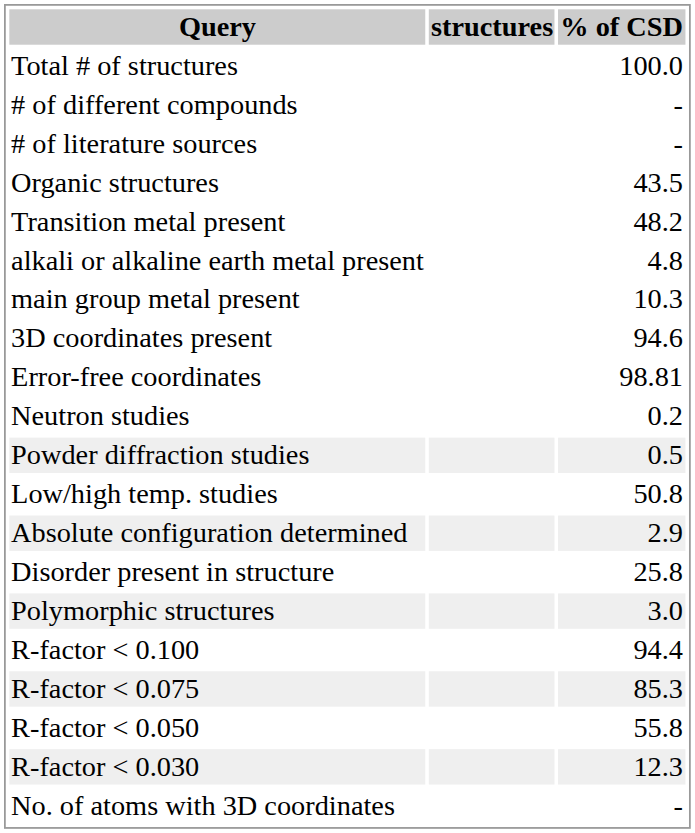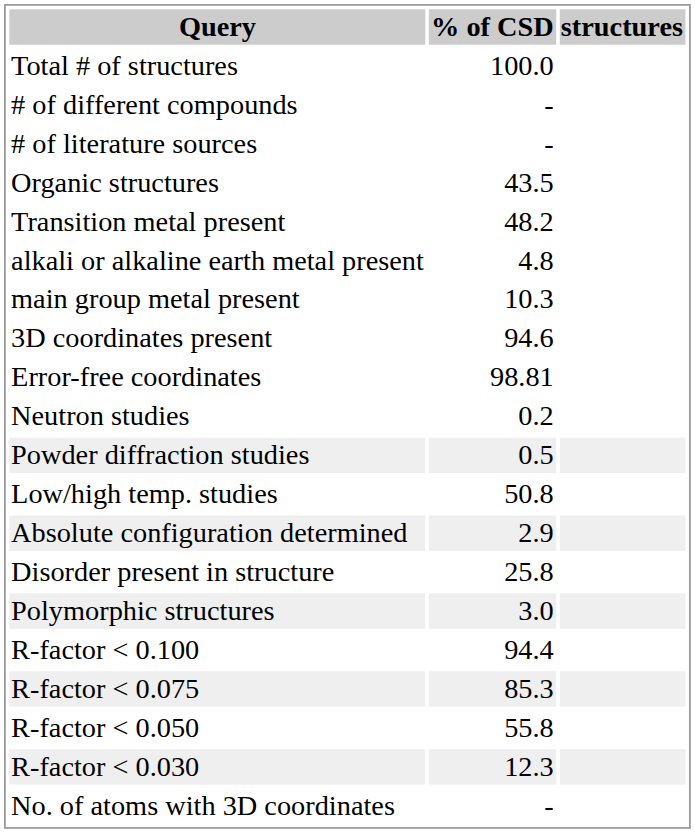columns swapped: (492, 26) <-> (622, 26)
